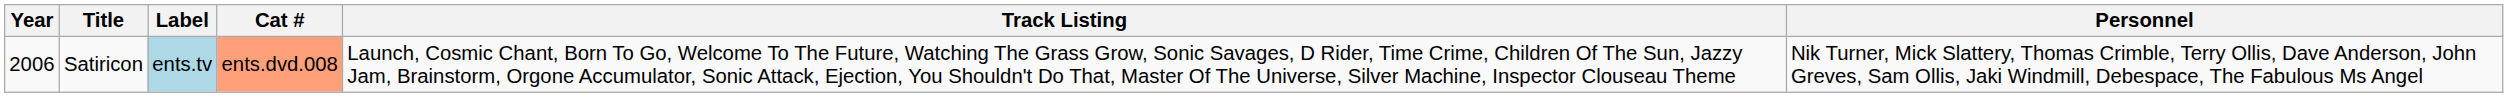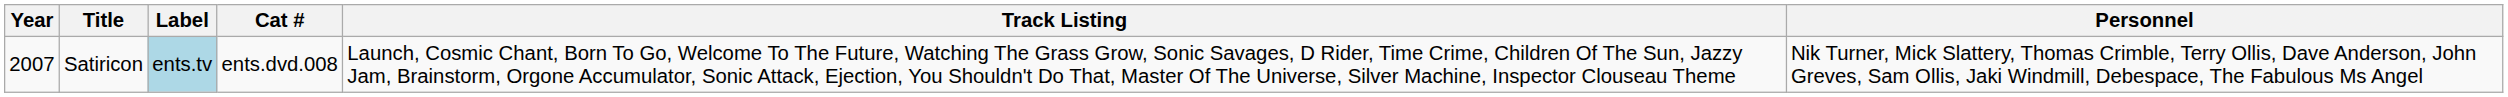(32, 64) 2006 -> (32, 64) 2007
(280, 64) lightsalmon background -> (280, 64) no background
